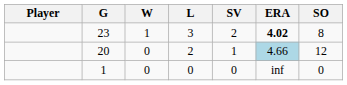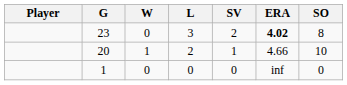(147, 32) 1 -> (147, 32) 0
(147, 51) 0 -> (147, 51) 1
(277, 51) lightblue background -> (277, 51) no background
(321, 51) 12 -> (321, 51) 10
